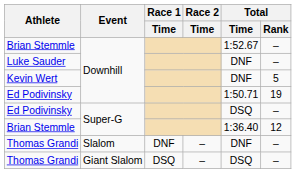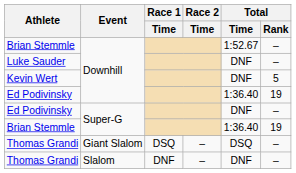(241, 95) 1:50.71 -> (241, 95) 1:36.40
(241, 111) DSQ -> (241, 111) DNF
(276, 128) 12 -> (276, 128) 19
rows swapped: (42, 160) <-> (42, 144)
